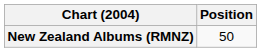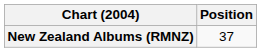(226, 36) 50 -> (226, 36) 37
